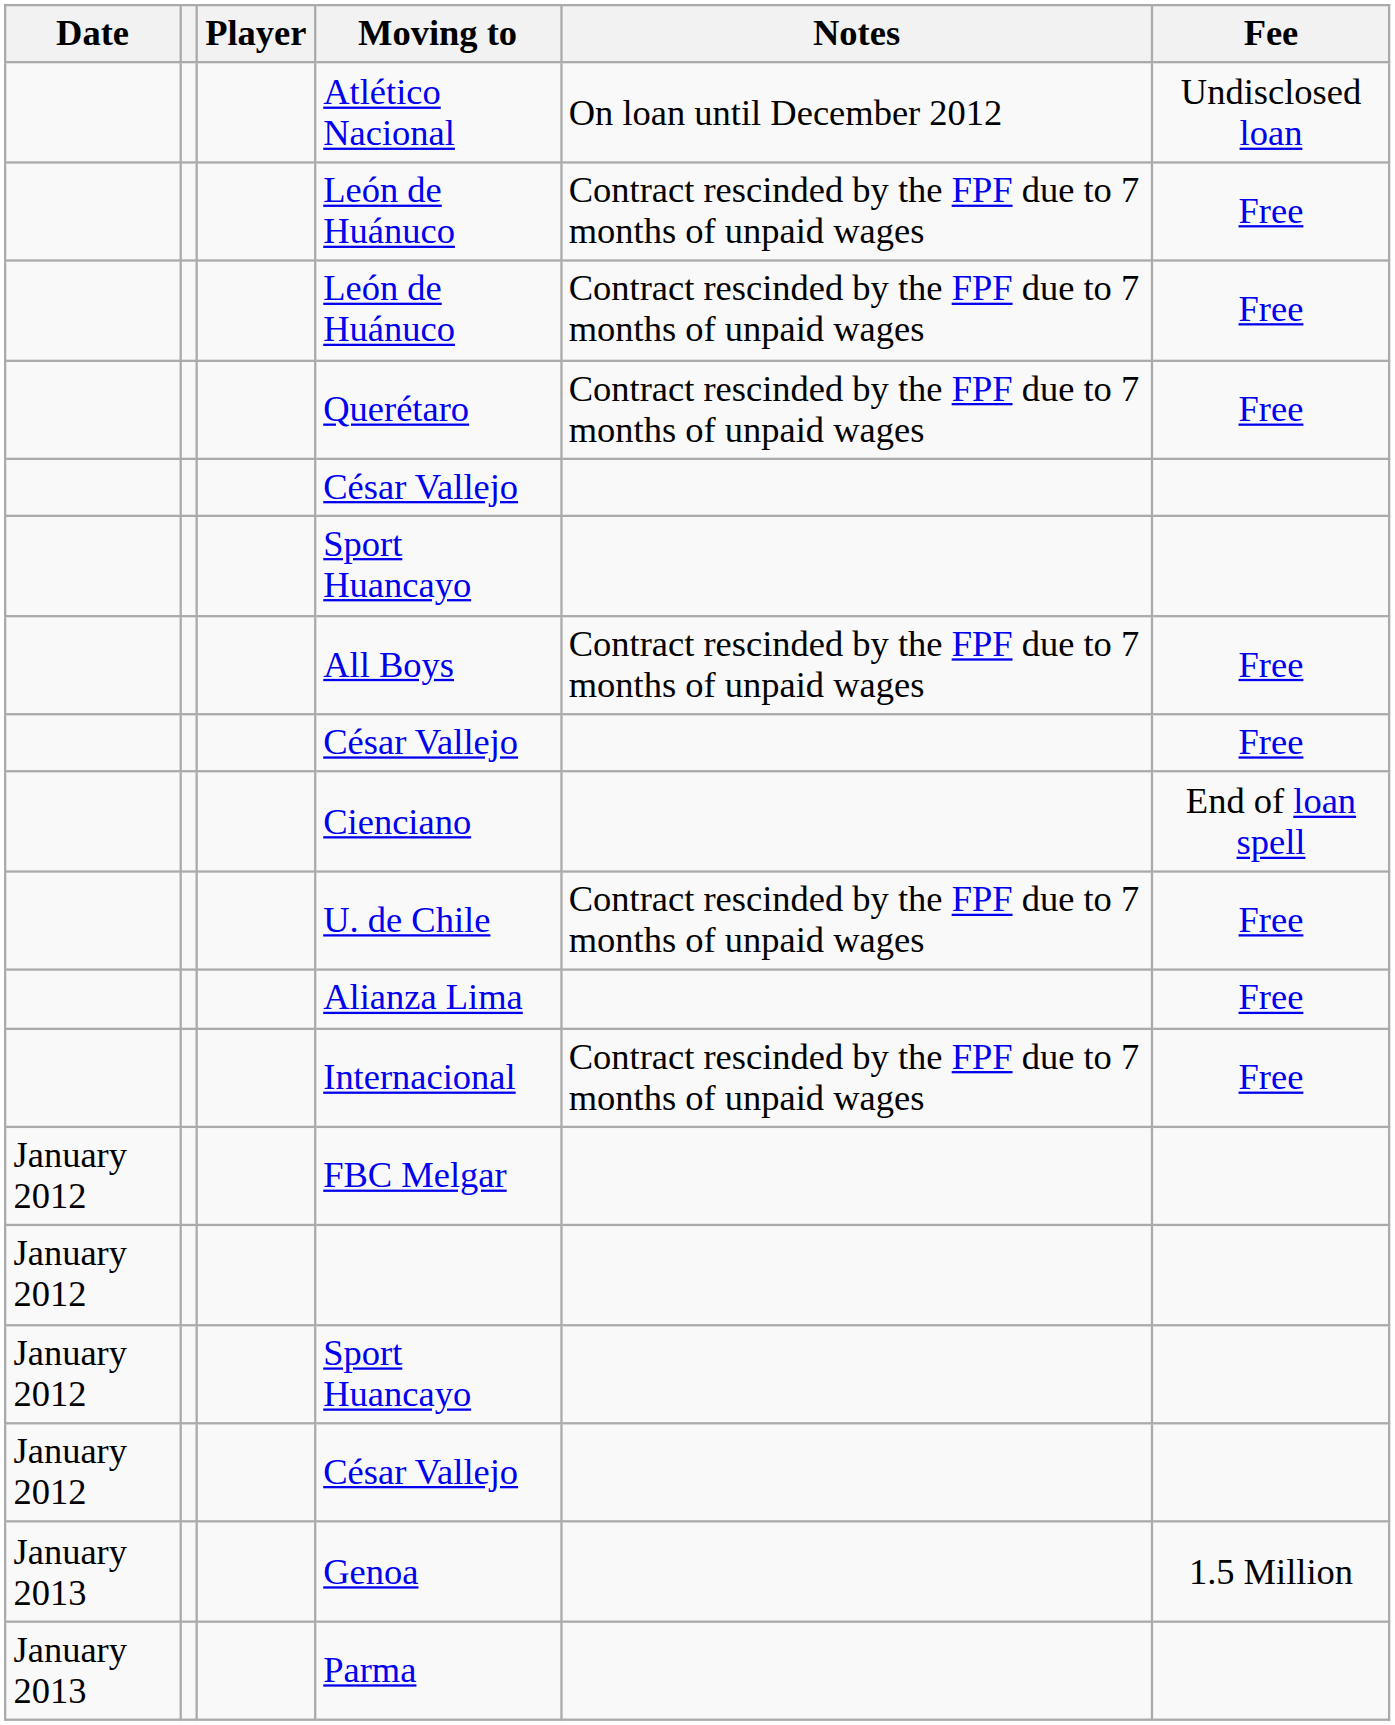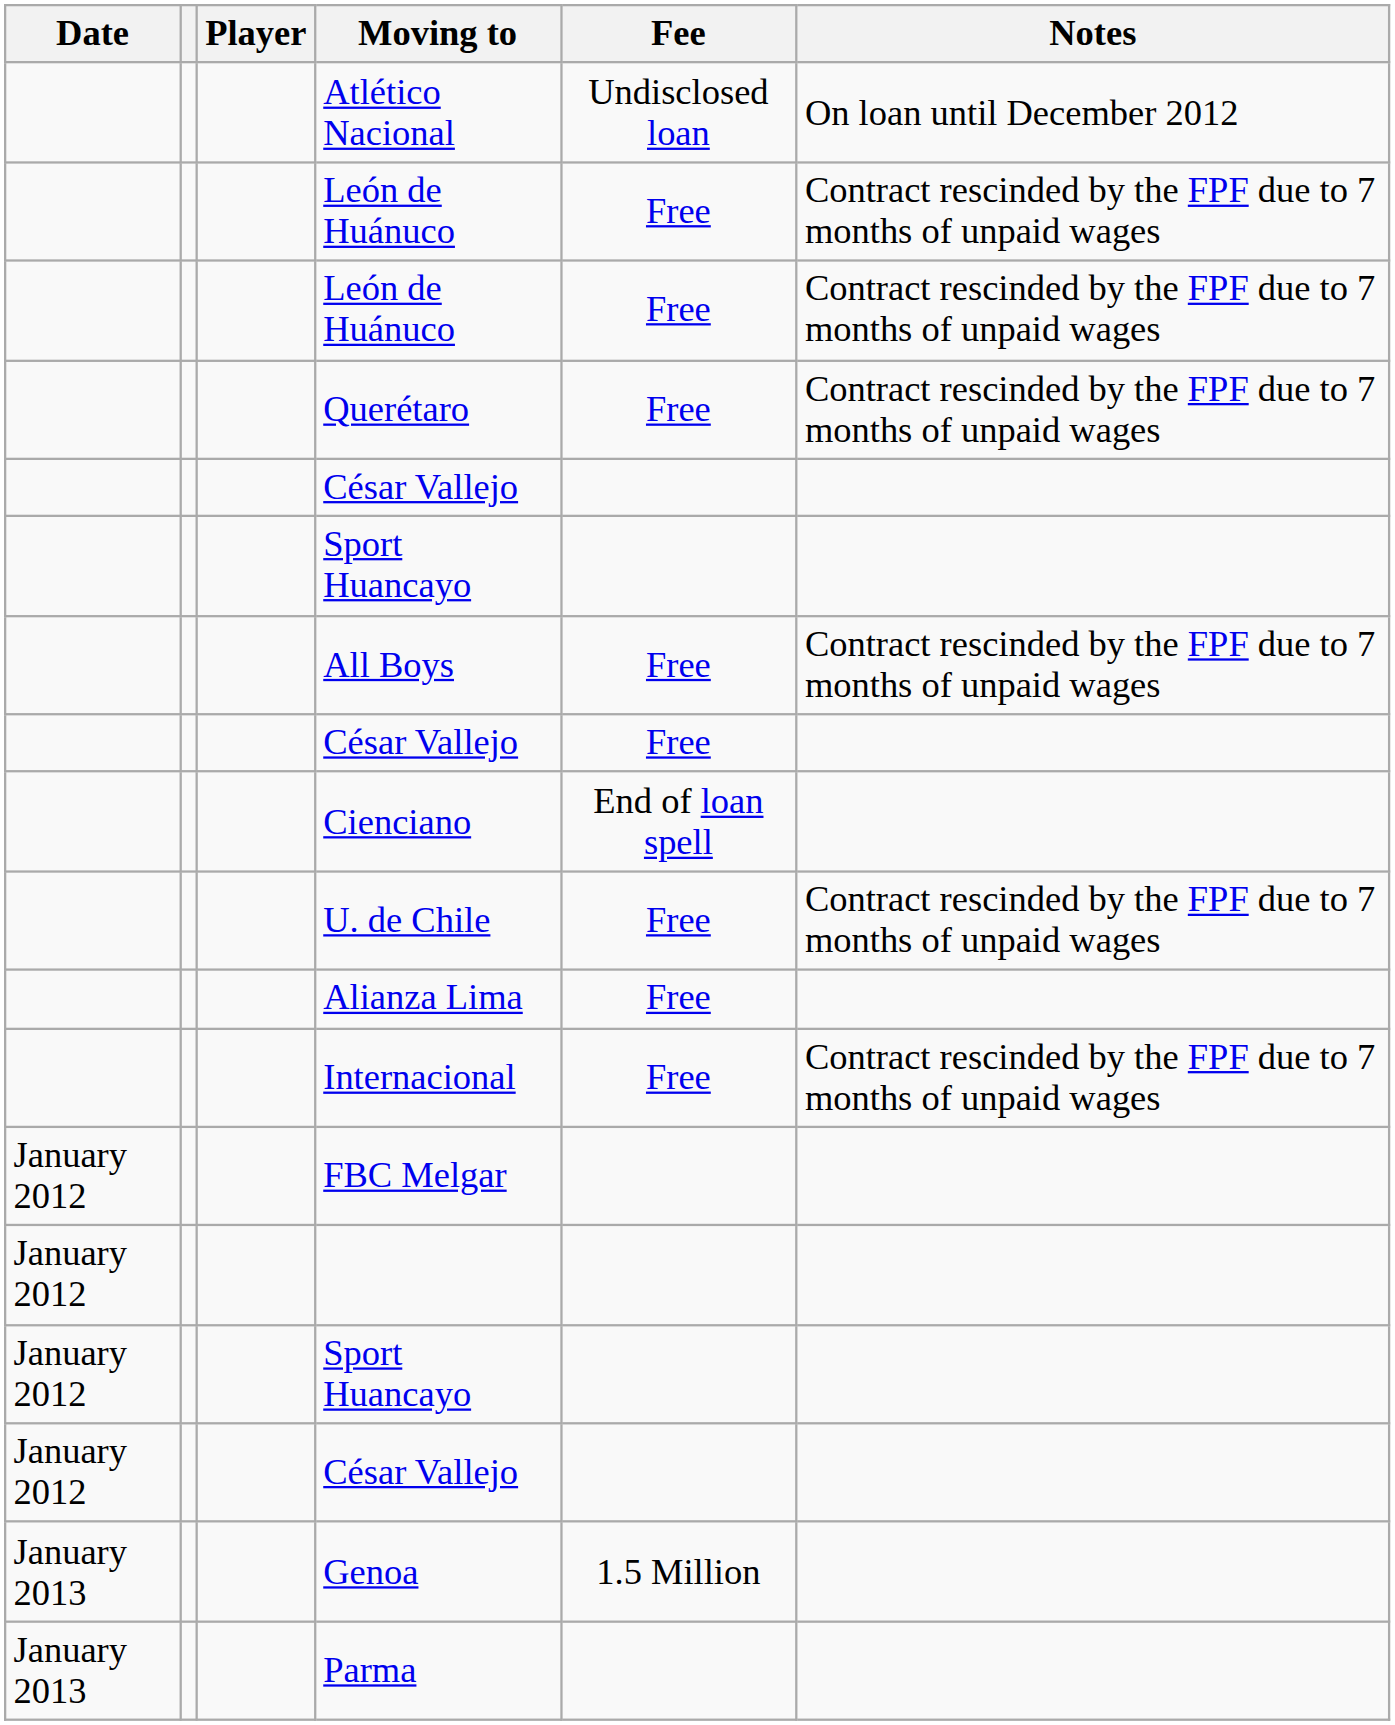columns swapped: (1271, 33) <-> (857, 33)
